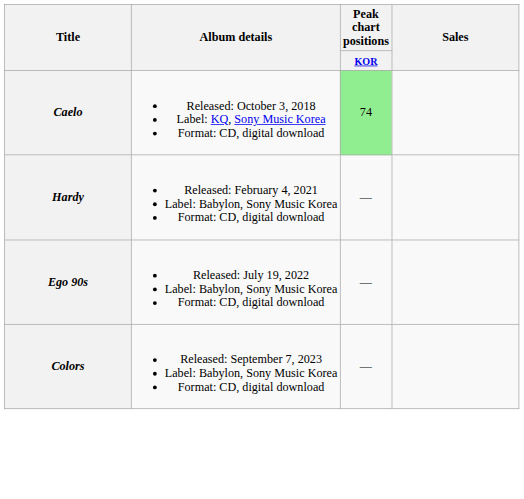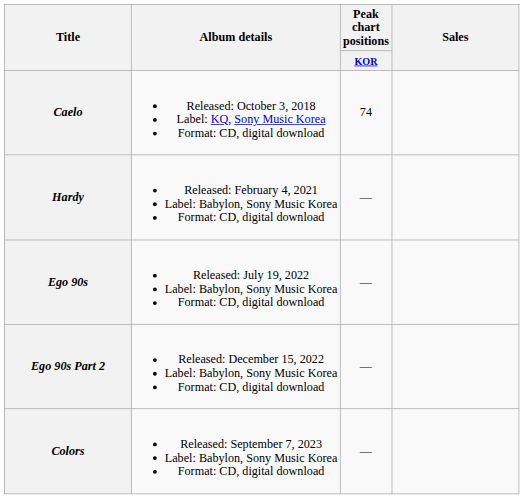(366, 112) lightgreen background -> (366, 112) no background
+ row: (68, 366)
